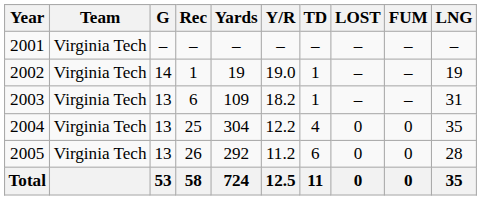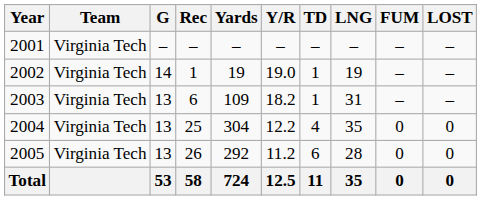columns swapped: (454, 18) <-> (358, 18)
